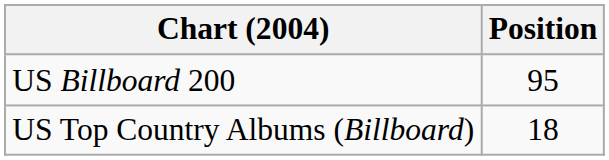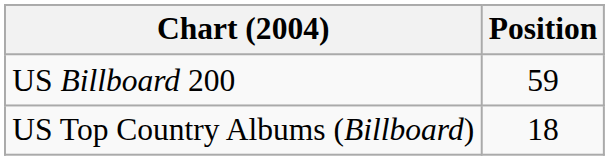(543, 79) 95 -> (543, 79) 59
